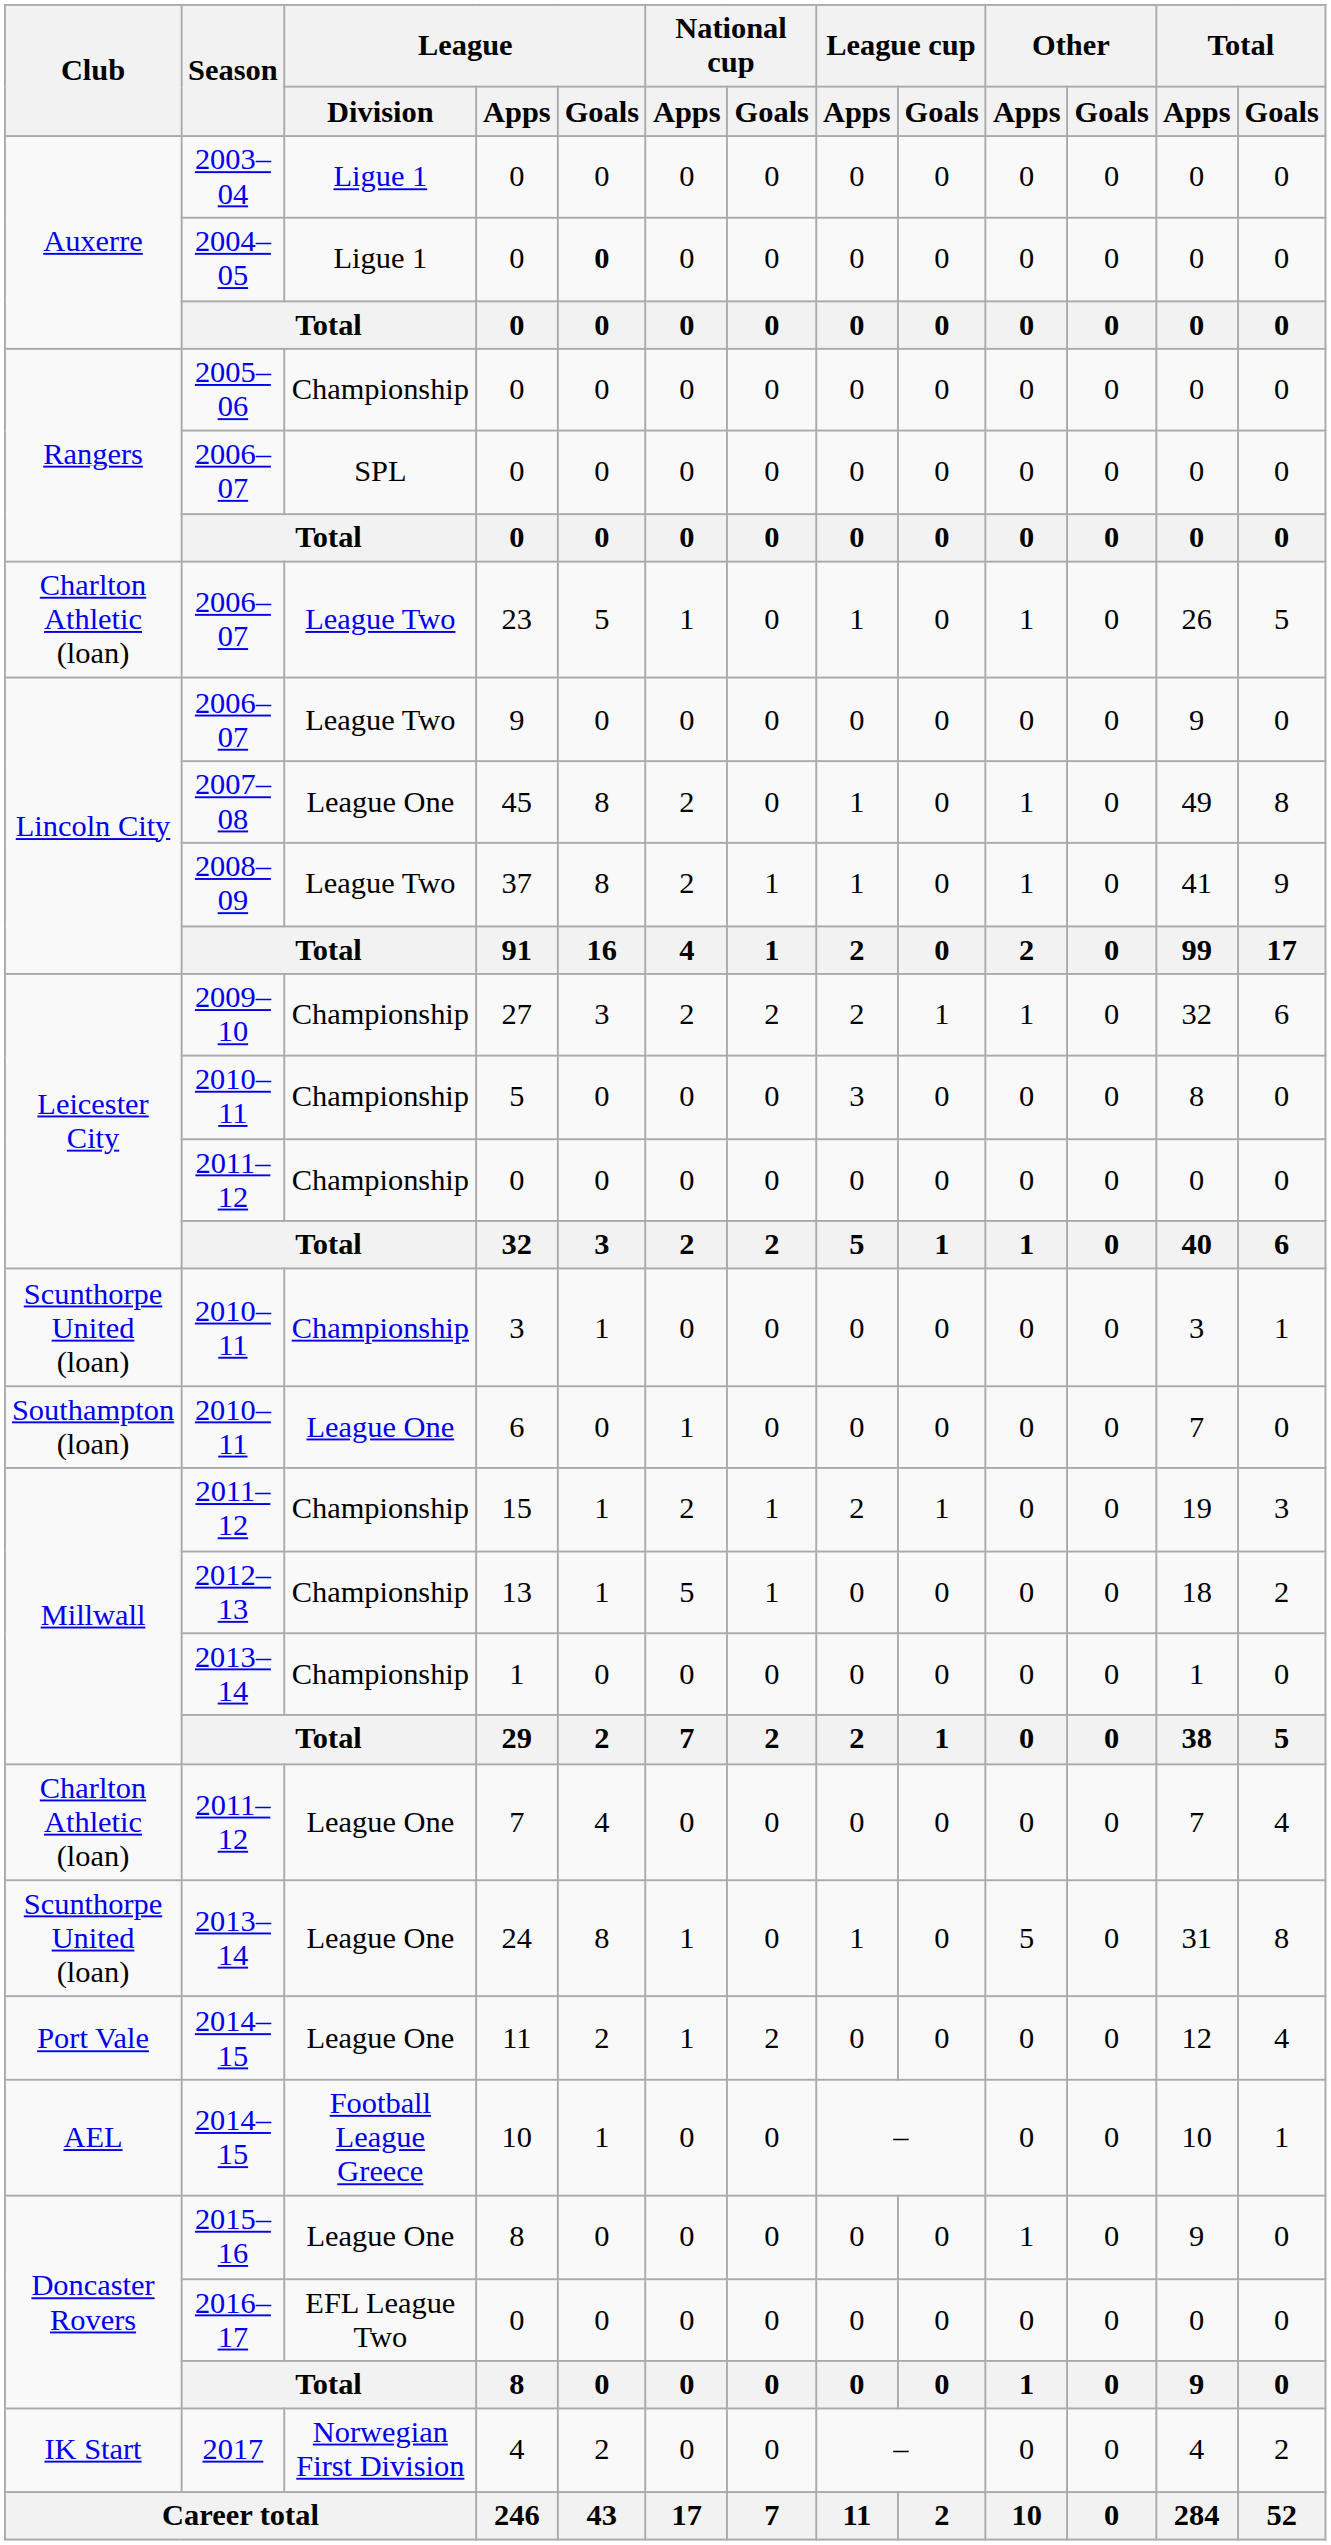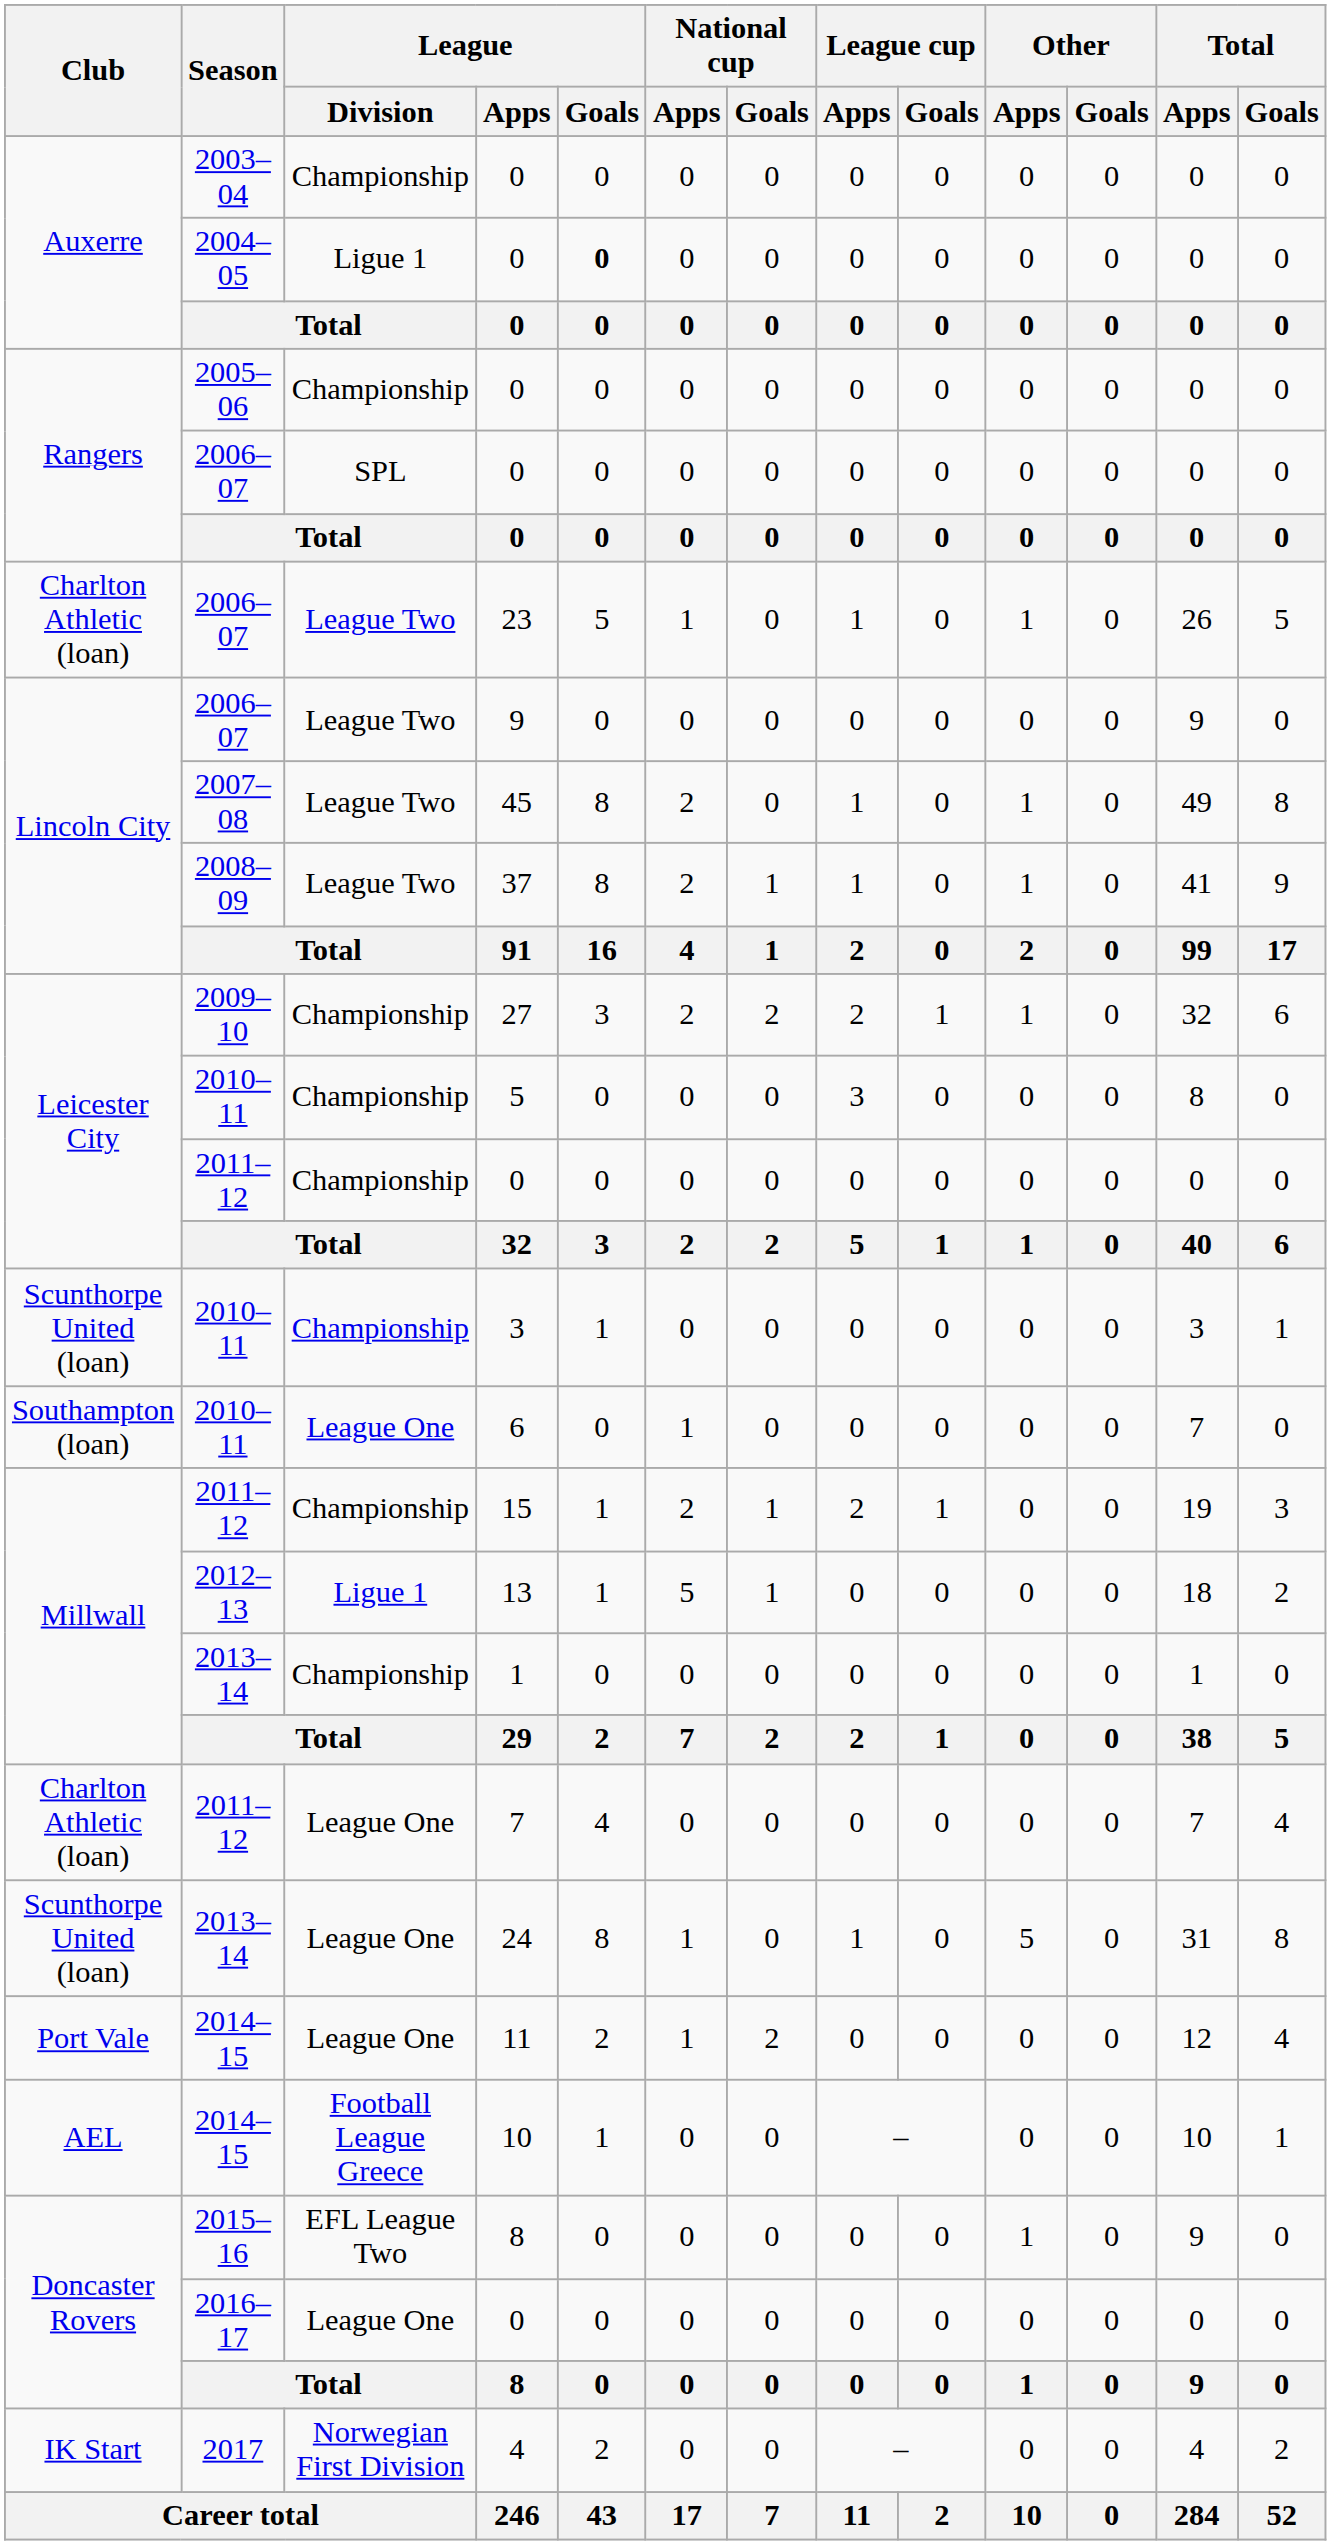(380, 176) Ligue 1 -> (380, 176) Championship
(380, 801) League One -> (380, 801) League Two
(380, 1591) Championship -> (380, 1591) Ligue 1
(380, 2236) League One -> (380, 2236) EFL League Two
(380, 2319) EFL League Two -> (380, 2319) League One
